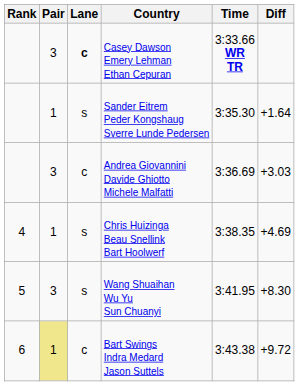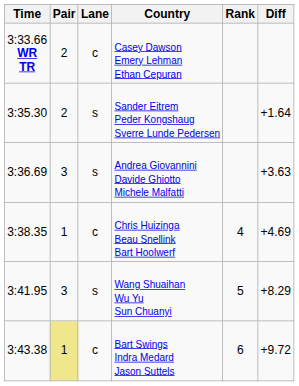columns swapped: (22, 14) <-> (235, 14)
(53, 53) 3 -> (64, 53) 2
(84, 53) bold -> (95, 53) normal
(53, 112) 1 -> (64, 112) 2
(84, 172) c -> (95, 172) s
(276, 172) +3.03 -> (276, 172) +3.63
(84, 231) s -> (95, 231) c
(276, 291) +8.30 -> (276, 291) +8.29
